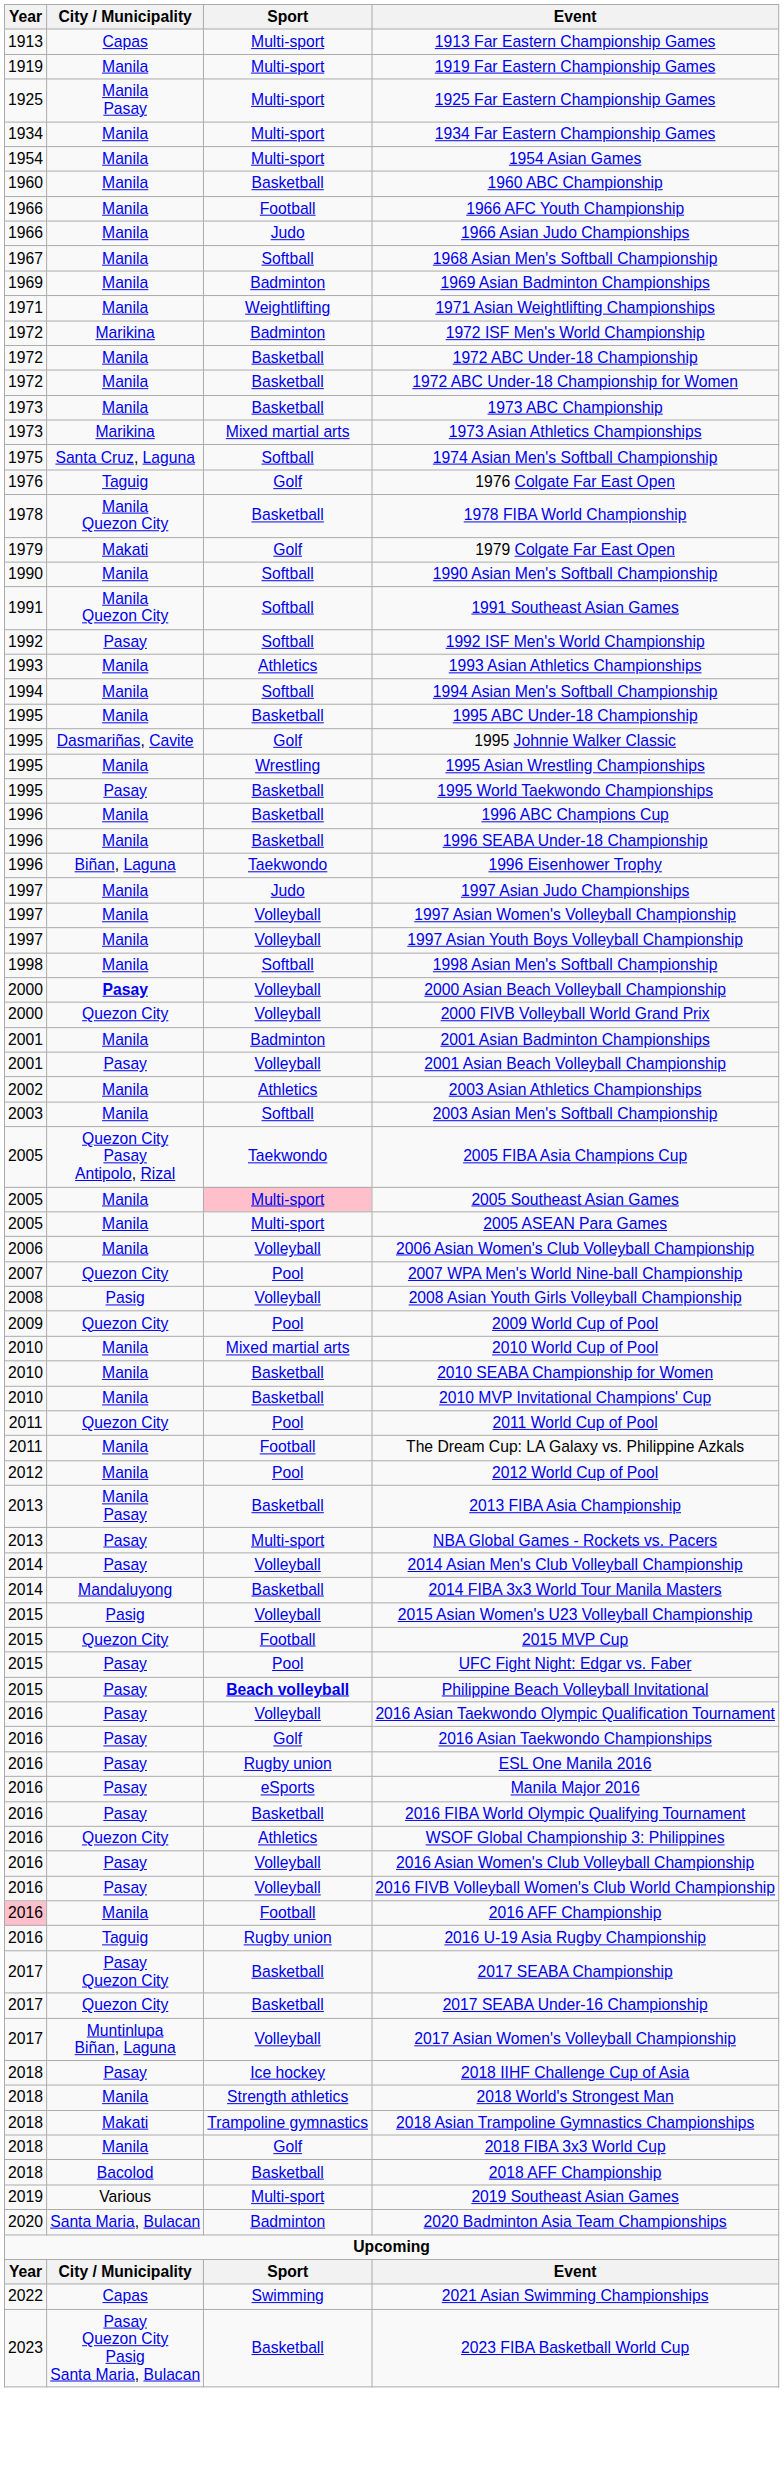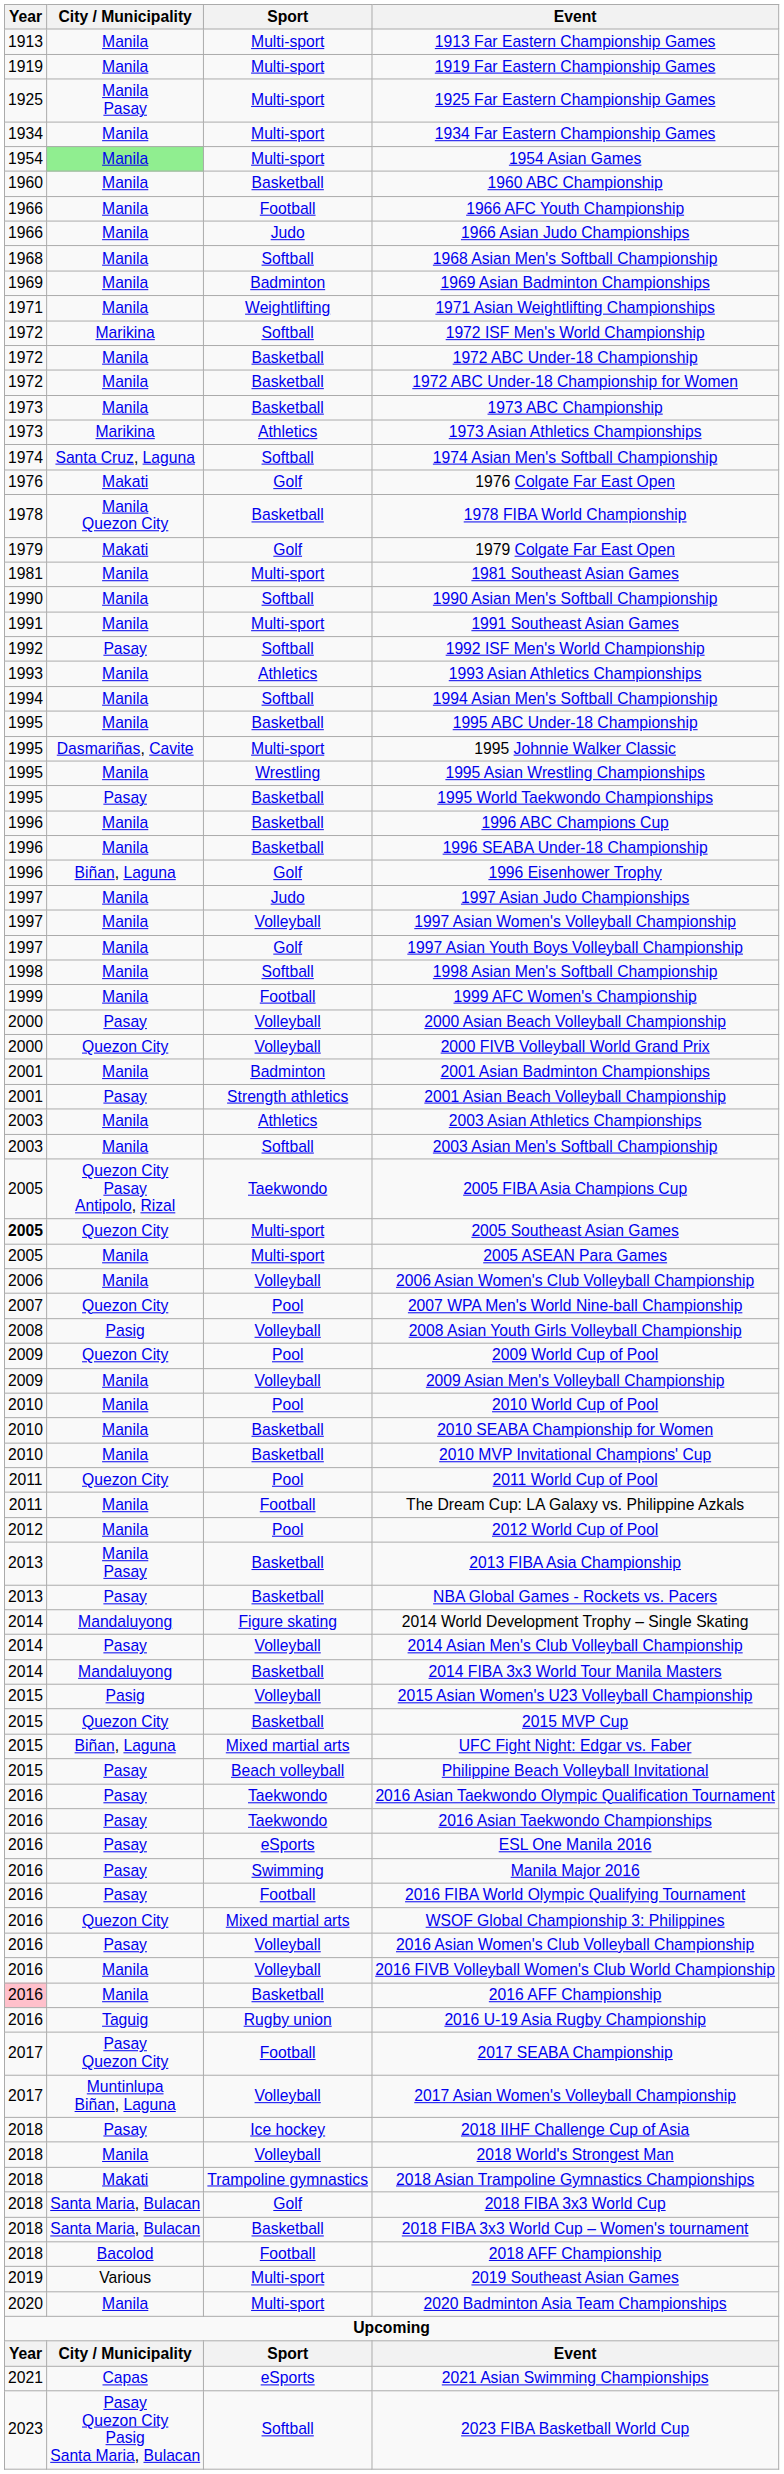(125, 41) Capas -> (125, 41) Manila
(125, 158) no background -> (125, 158) lightgreen background
(26, 258) 1967 -> (26, 258) 1968
(288, 332) Badminton -> (288, 332) Softball
(288, 432) Mixed martial arts -> (288, 432) Athletics
(26, 457) 1975 -> (26, 457) 1974
(125, 482) Taguig -> (125, 482) Makati
+ row: (575, 574)
(125, 608) Manila Quezon City -> (125, 624) Manila
(288, 608) Softball -> (288, 624) Multi-sport
(288, 741) Golf -> (288, 748) Multi-sport
(288, 865) Taekwondo -> (288, 872) Golf
(288, 940) Volleyball -> (288, 947) Golf
+ row: (575, 997)
(125, 989) bold -> (125, 1022) normal
(288, 1064) Volleyball -> (288, 1096) Strength athletics
(26, 1089) 2002 -> (26, 1121) 2003
(26, 1199) normal -> (26, 1231) bold
(125, 1199) Manila -> (125, 1231) Quezon City
(288, 1199) pink background -> (288, 1231) no background
+ row: (575, 1380)
(288, 1348) Mixed martial arts -> (288, 1405) Pool
(288, 1540) Multi-sport -> (288, 1597) Basketball
+ row: (575, 1622)
(288, 1639) Football -> (288, 1721) Basketball
(125, 1664) Pasay -> (125, 1746) Biñan, Laguna
(288, 1664) Pool -> (288, 1746) Mixed martial arts
(288, 1689) bold -> (288, 1771) normal
(288, 1714) Volleyball -> (288, 1796) Taekwondo
(288, 1739) Golf -> (288, 1820) Taekwondo
(288, 1764) Rugby union -> (288, 1845) eSports
(288, 1788) eSports -> (288, 1870) Swimming
(288, 1813) Basketball -> (288, 1895) Football
(288, 1838) Athletics -> (288, 1920) Mixed martial arts
(125, 1888) Pasay -> (125, 1970) Manila
(288, 1913) Football -> (288, 1995) Basketball
(288, 1971) Basketball -> (288, 2053) Football
- row: (575, 2005)
(288, 2097) Strength athletics -> (288, 2154) Volleyball
(125, 2147) Manila -> (125, 2204) Santa Maria, Bulacan
+ row: (575, 2229)
(288, 2172) Basketball -> (288, 2254) Football
(125, 2222) Santa Maria, Bulacan -> (125, 2303) Manila
(288, 2222) Badminton -> (288, 2303) Multi-sport
(26, 2296) 2022 -> (26, 2378) 2021
(288, 2296) Swimming -> (288, 2378) eSports
(288, 2347) Basketball -> (288, 2429) Softball
